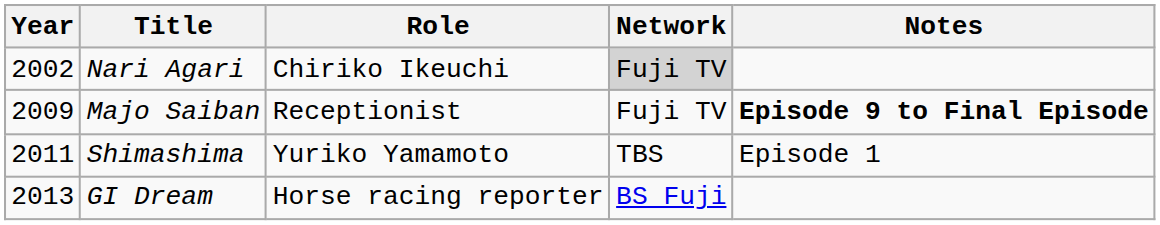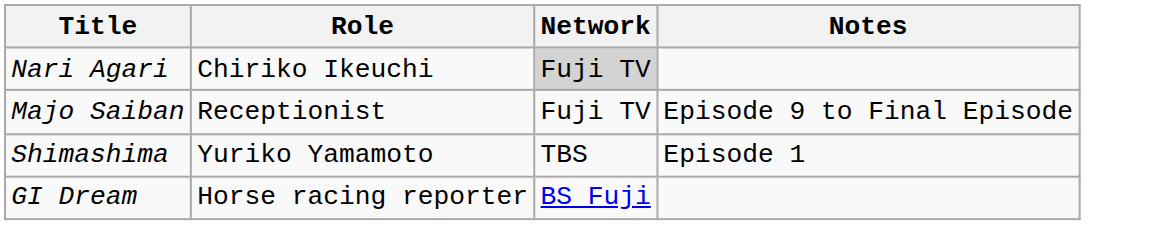- column: (43, 26)
(944, 112) bold -> (868, 112) normal
